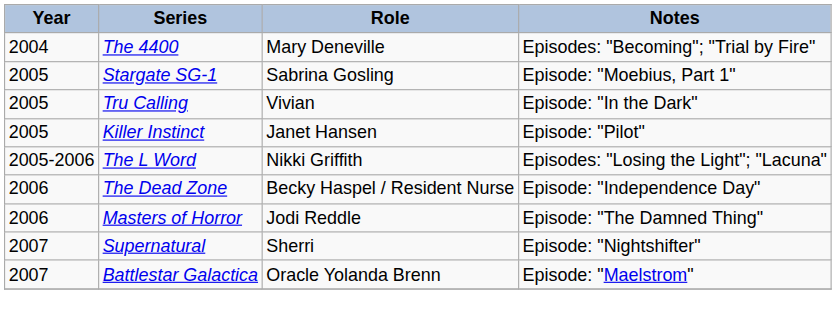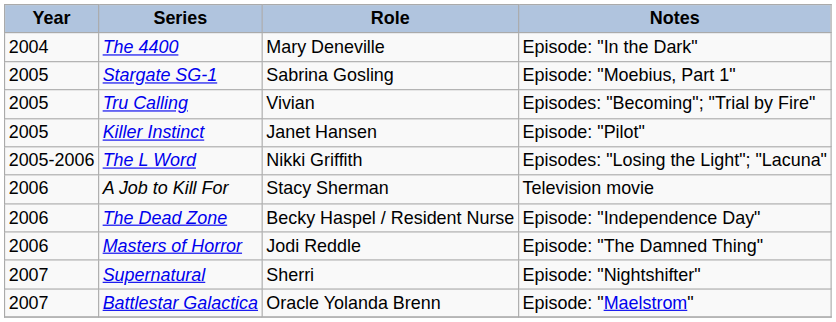(669, 47) Episodes: "Becoming"; "Trial by Fire" -> (610, 47) Episode: "In the Dark"
(610, 103) Episode: "In the Dark" -> (669, 103) Episodes: "Becoming"; "Trial by Fire"
+ row: (166, 189)
